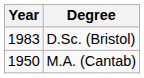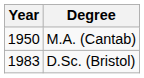rows swapped: (91, 61) <-> (91, 38)
